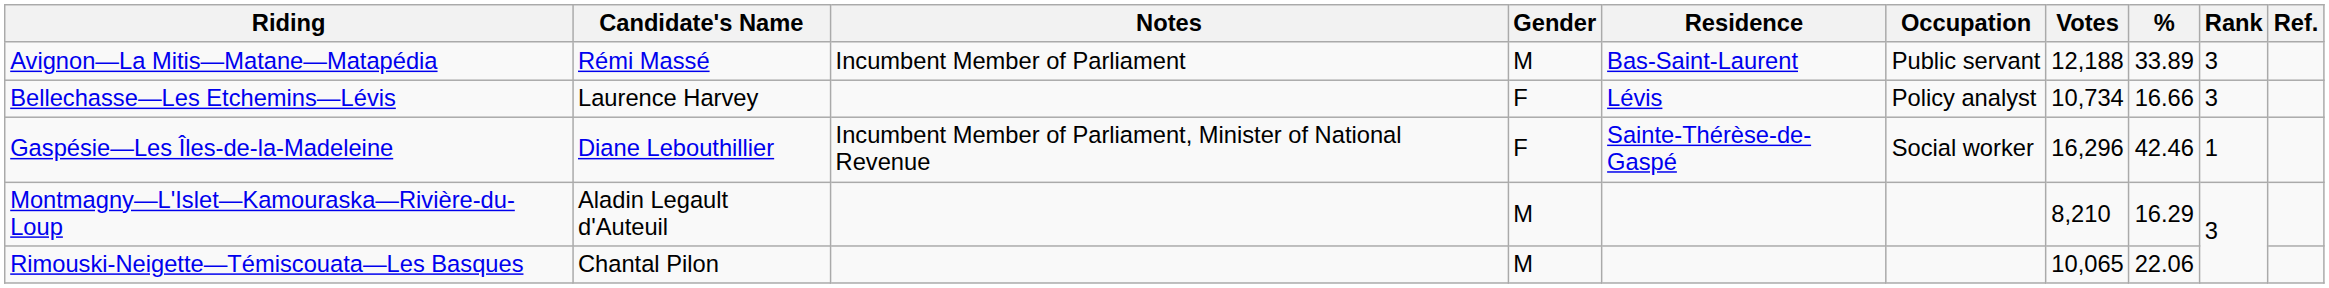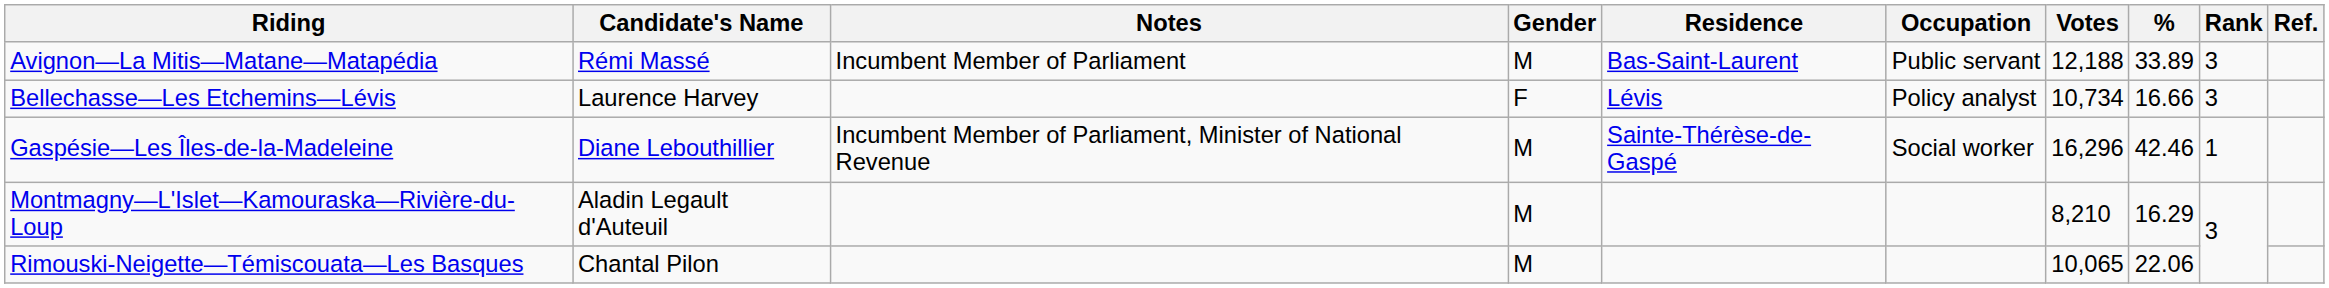(1521, 149) F -> (1523, 149) M
